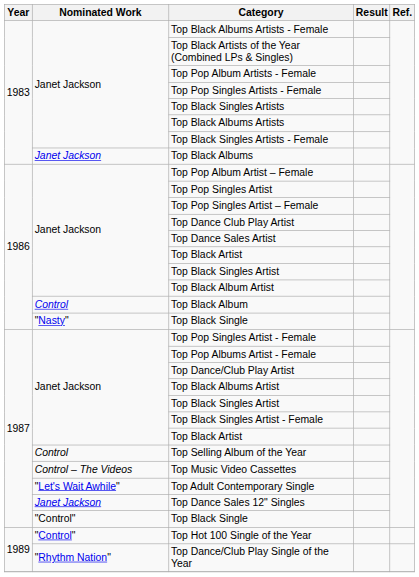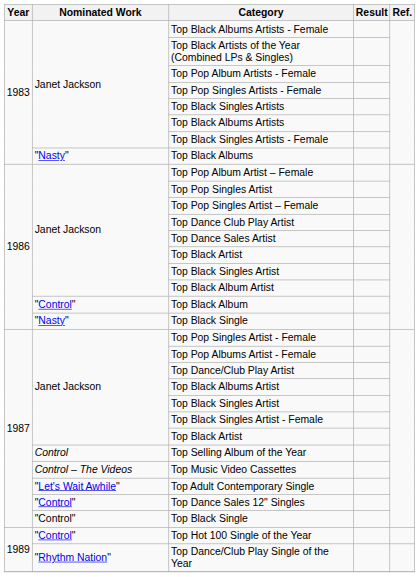(68, 156) Janet Jackson -> (52, 156) "Nasty"
(51, 304) Control -> (55, 304) "Control"
(68, 502) Janet Jackson -> (55, 502) "Control"
